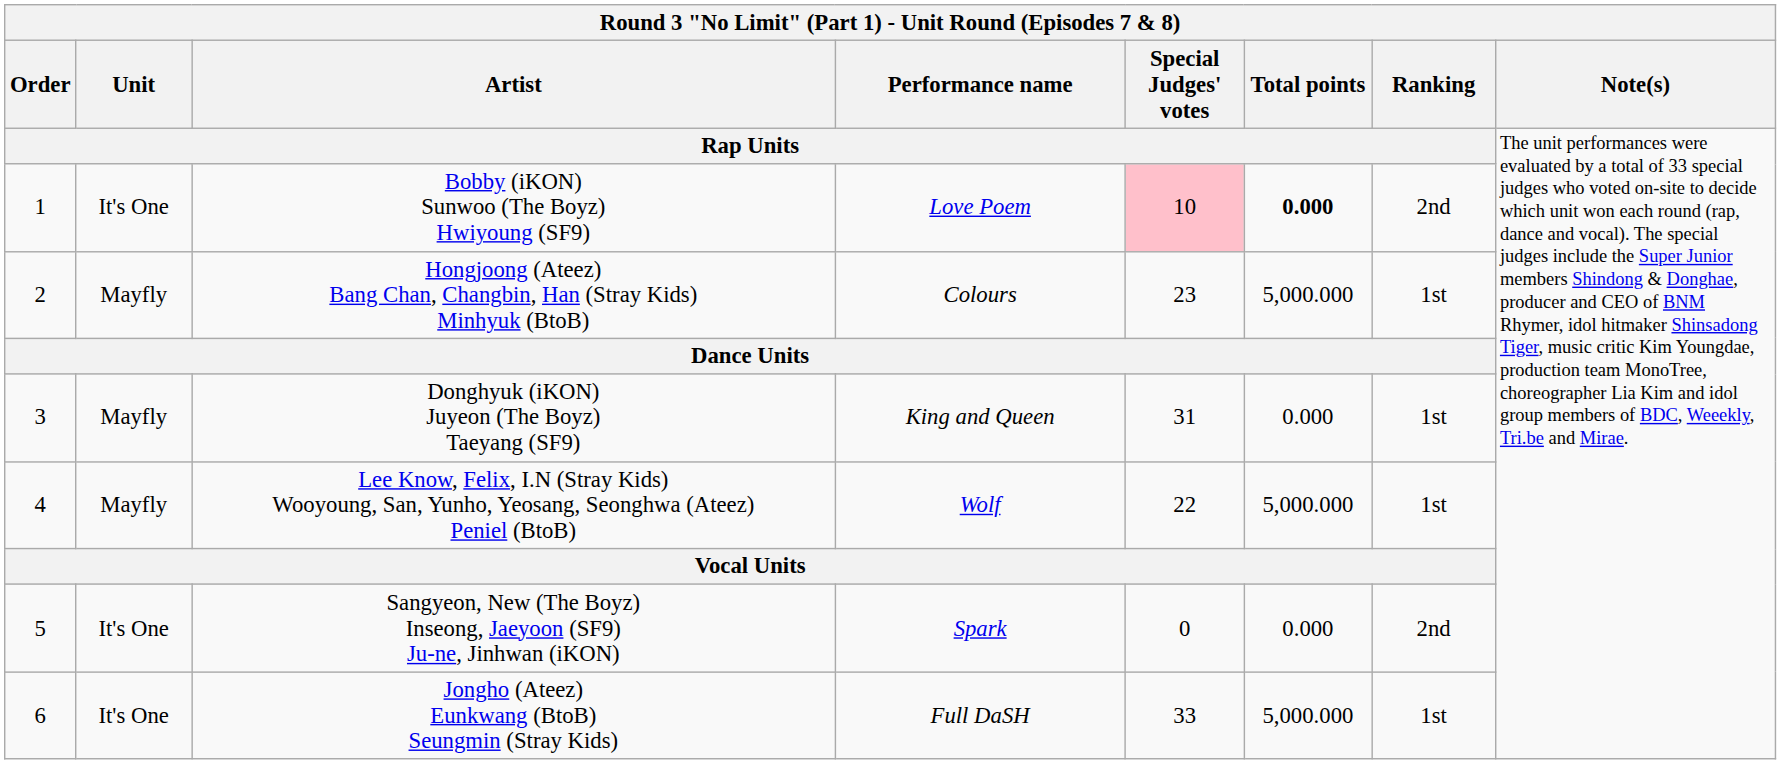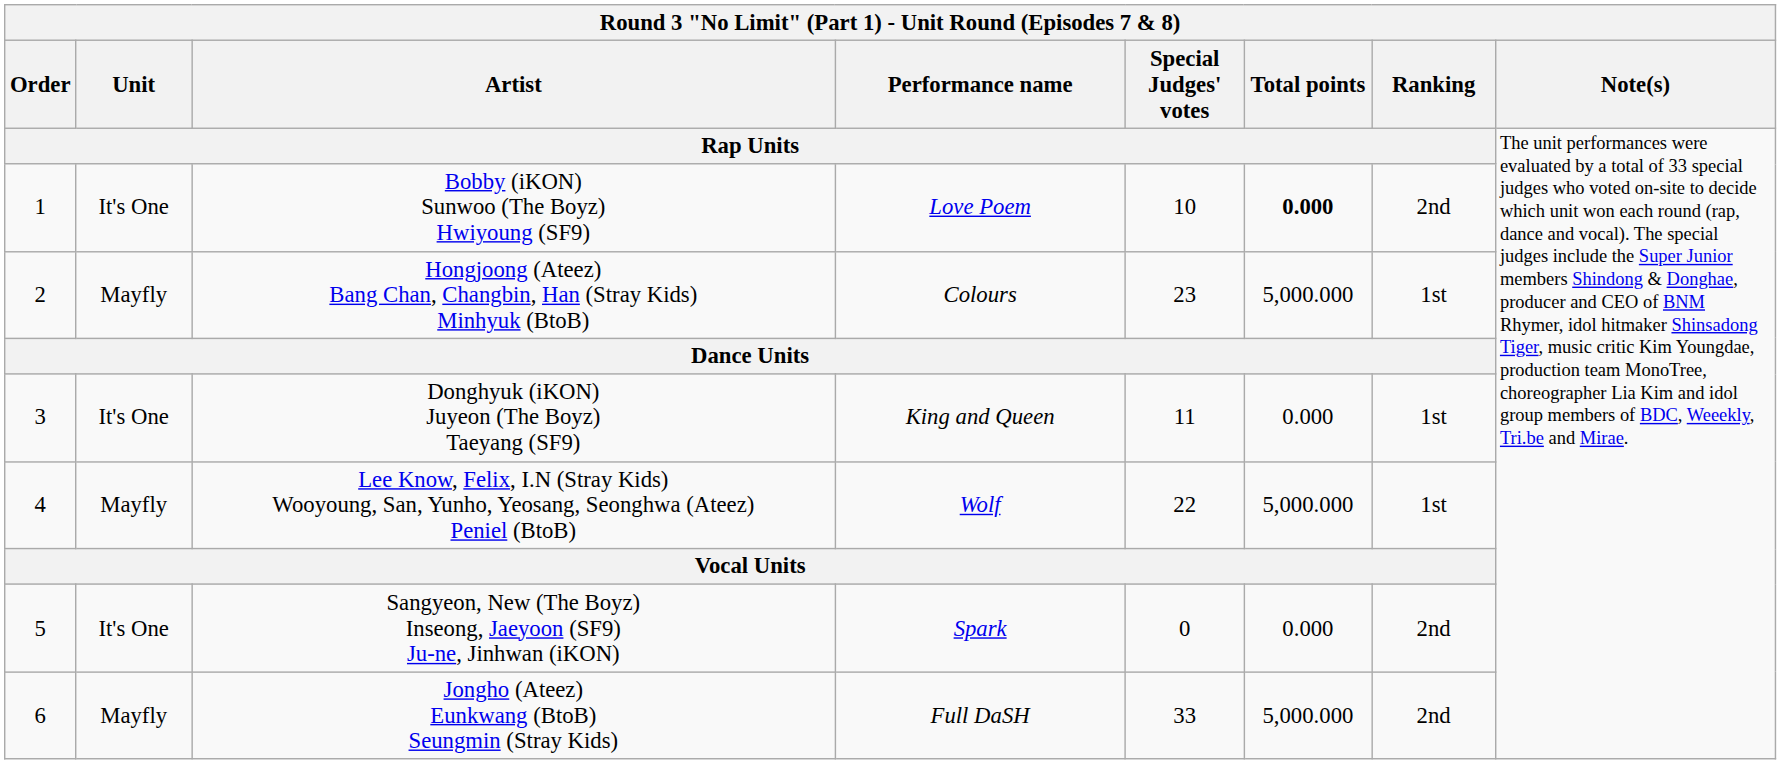(1185, 207) pink background -> (1185, 207) no background
(134, 417) Mayfly -> (134, 417) It's One
(1185, 417) 31 -> (1185, 417) 11
(134, 715) It's One -> (134, 715) Mayfly
(1434, 715) 1st -> (1434, 715) 2nd
